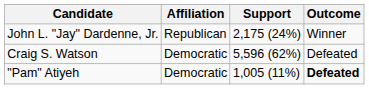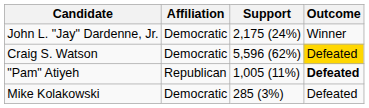(195, 34) Republican -> (196, 34) Democratic
(332, 53) no background -> (332, 53) gold background
(196, 73) Democratic -> (195, 73) Republican
+ row: (53, 93)
